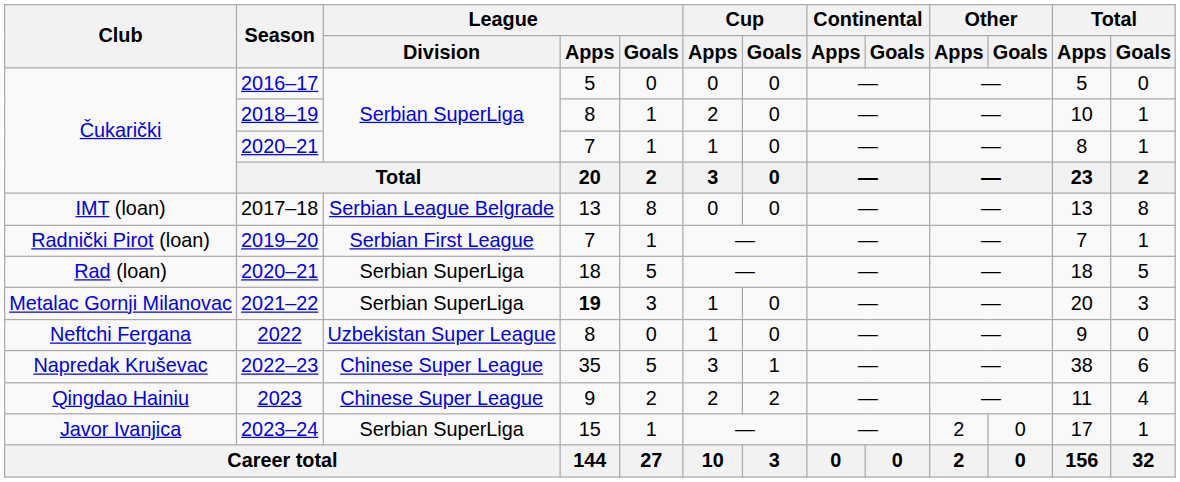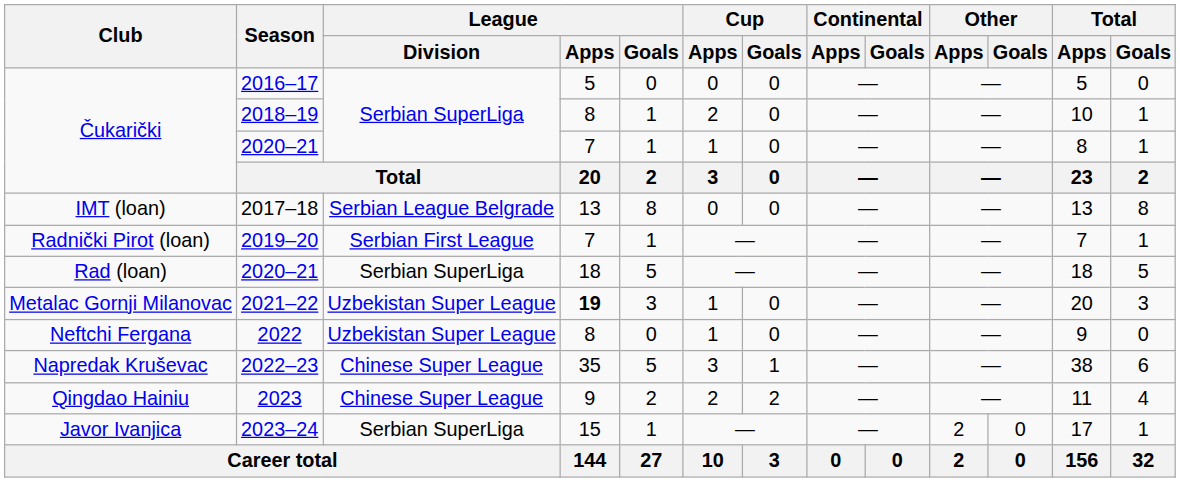(442, 303) Serbian SuperLiga -> (442, 303) Uzbekistan Super League
